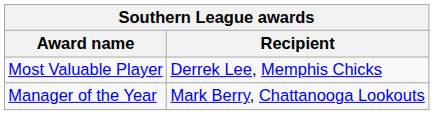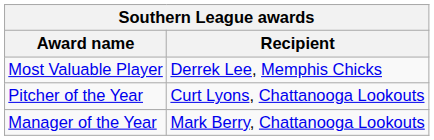+ row: (76, 95)
